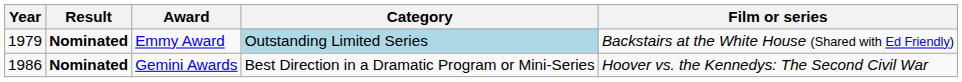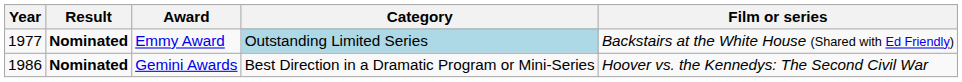(25, 41) 1979 -> (25, 41) 1977
